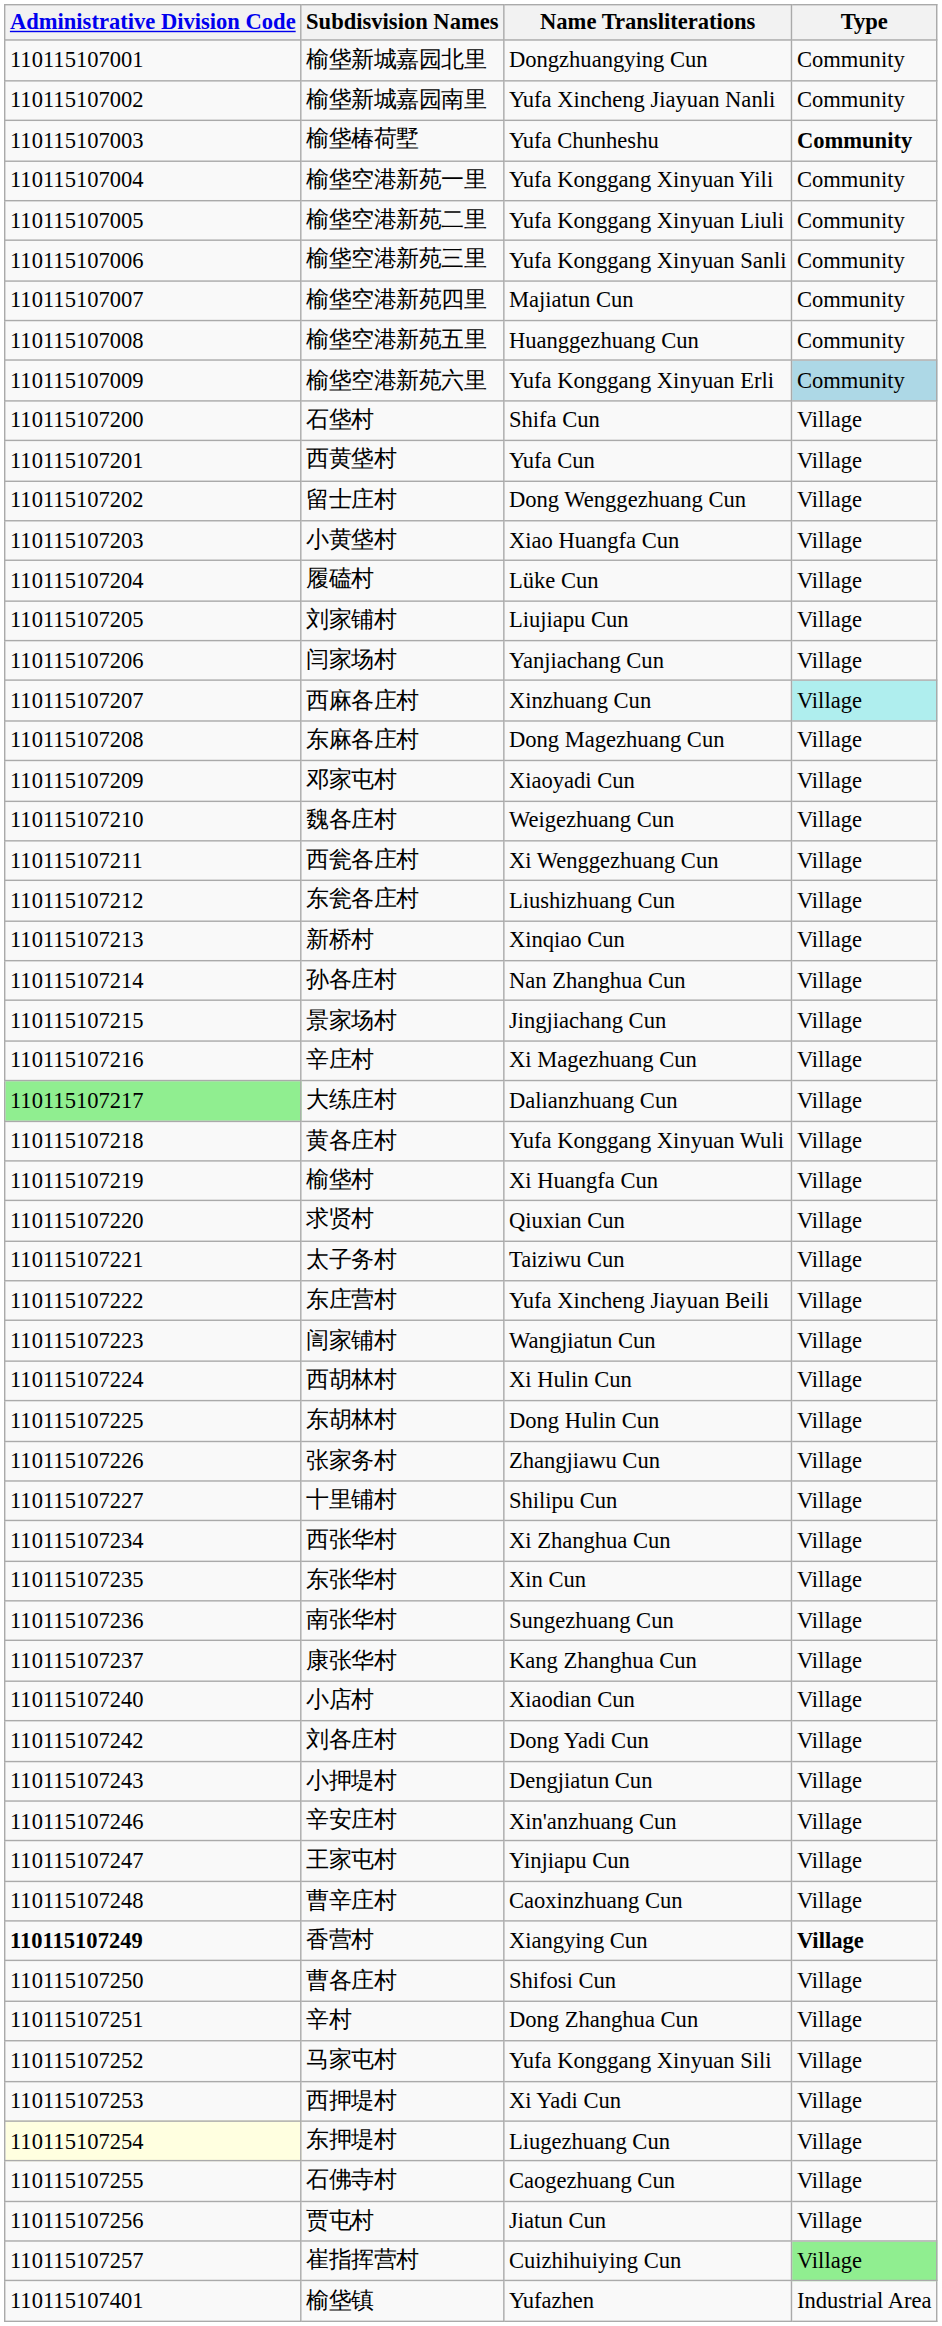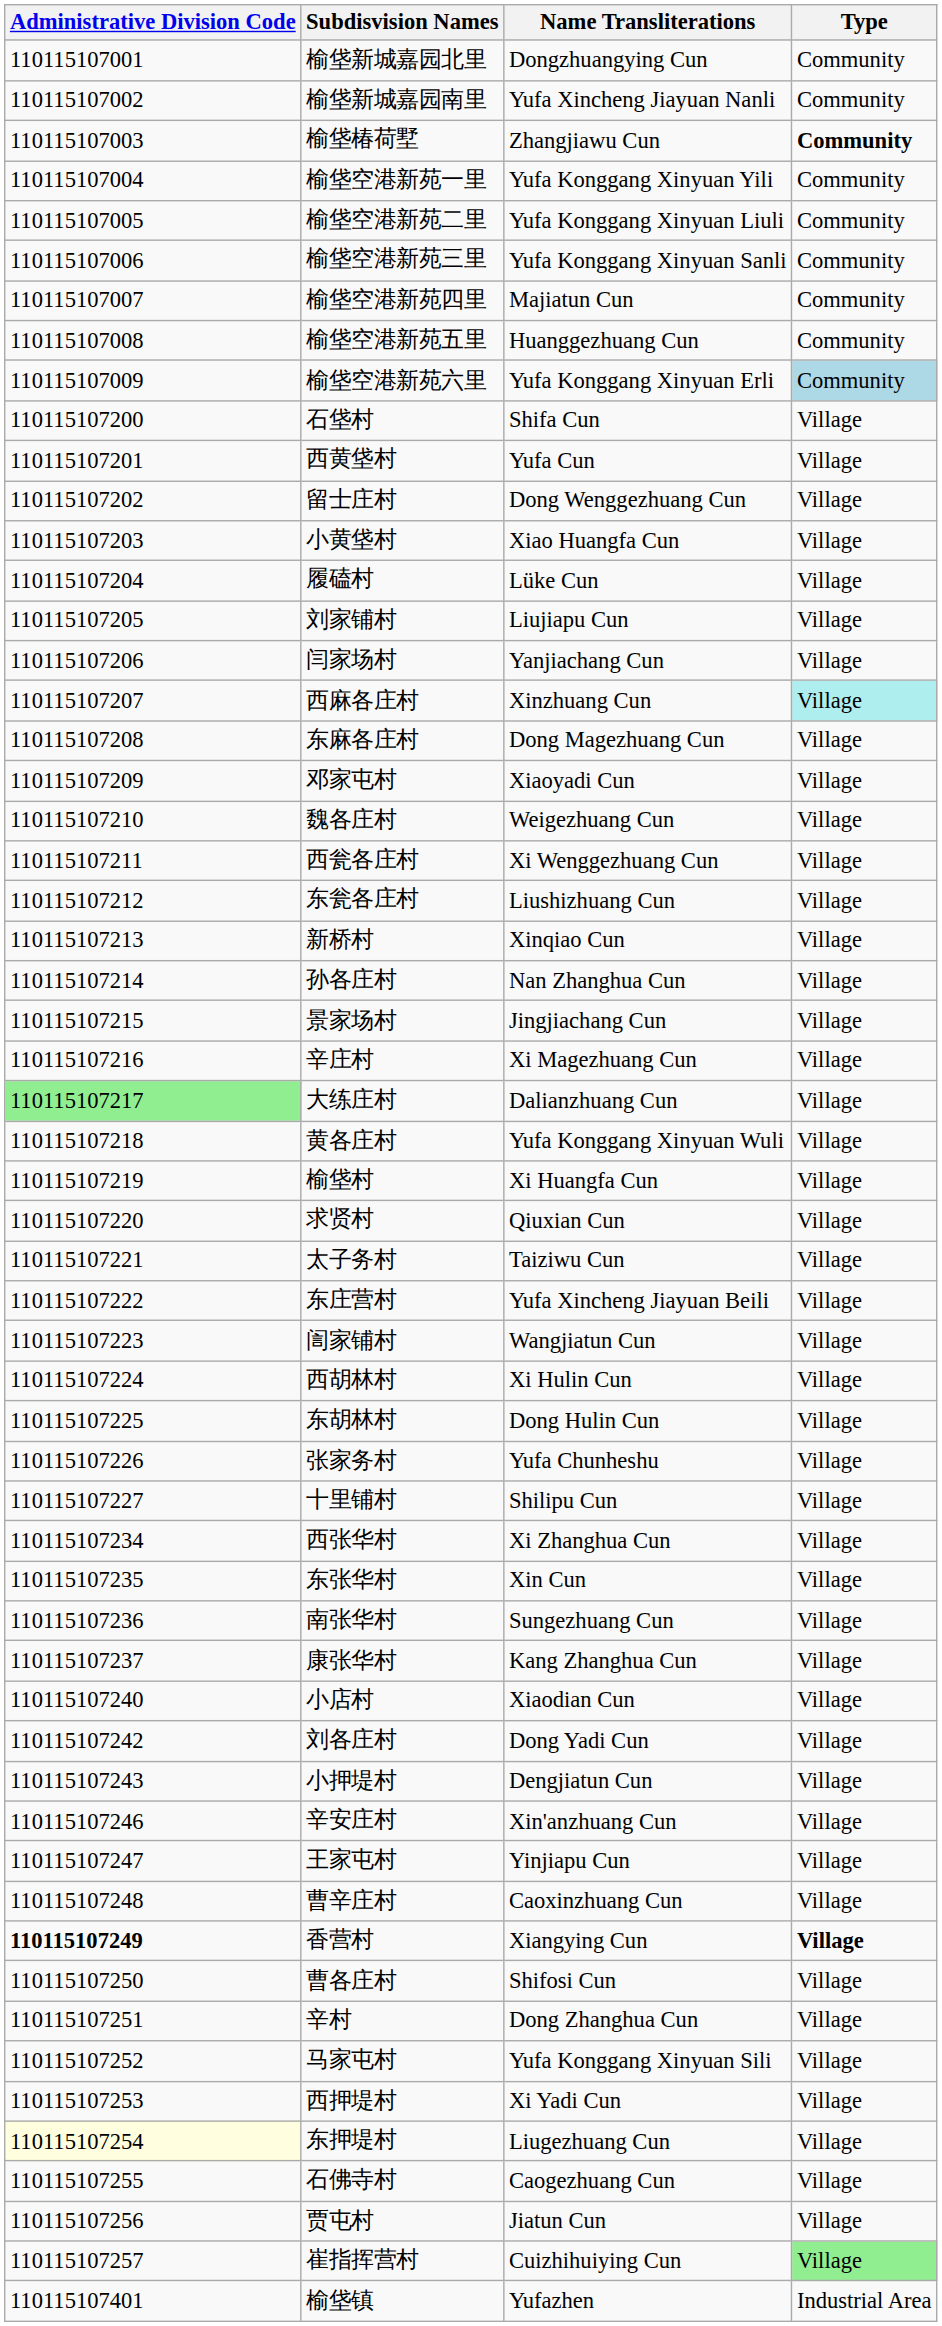(584, 140) Yufa Chunheshu -> (584, 140) Zhangjiawu Cun
(584, 1460) Zhangjiawu Cun -> (584, 1460) Yufa Chunheshu
